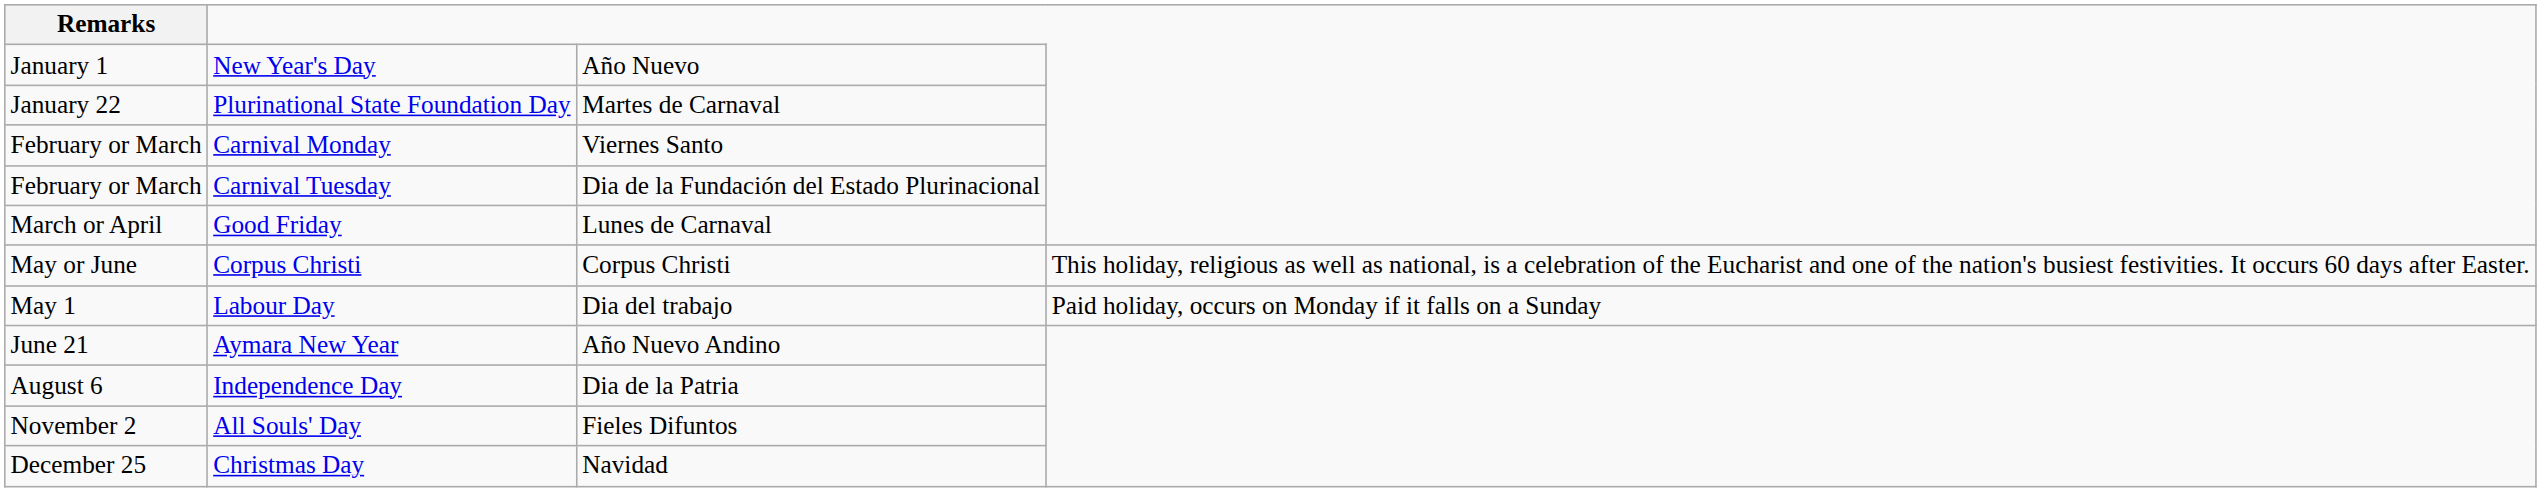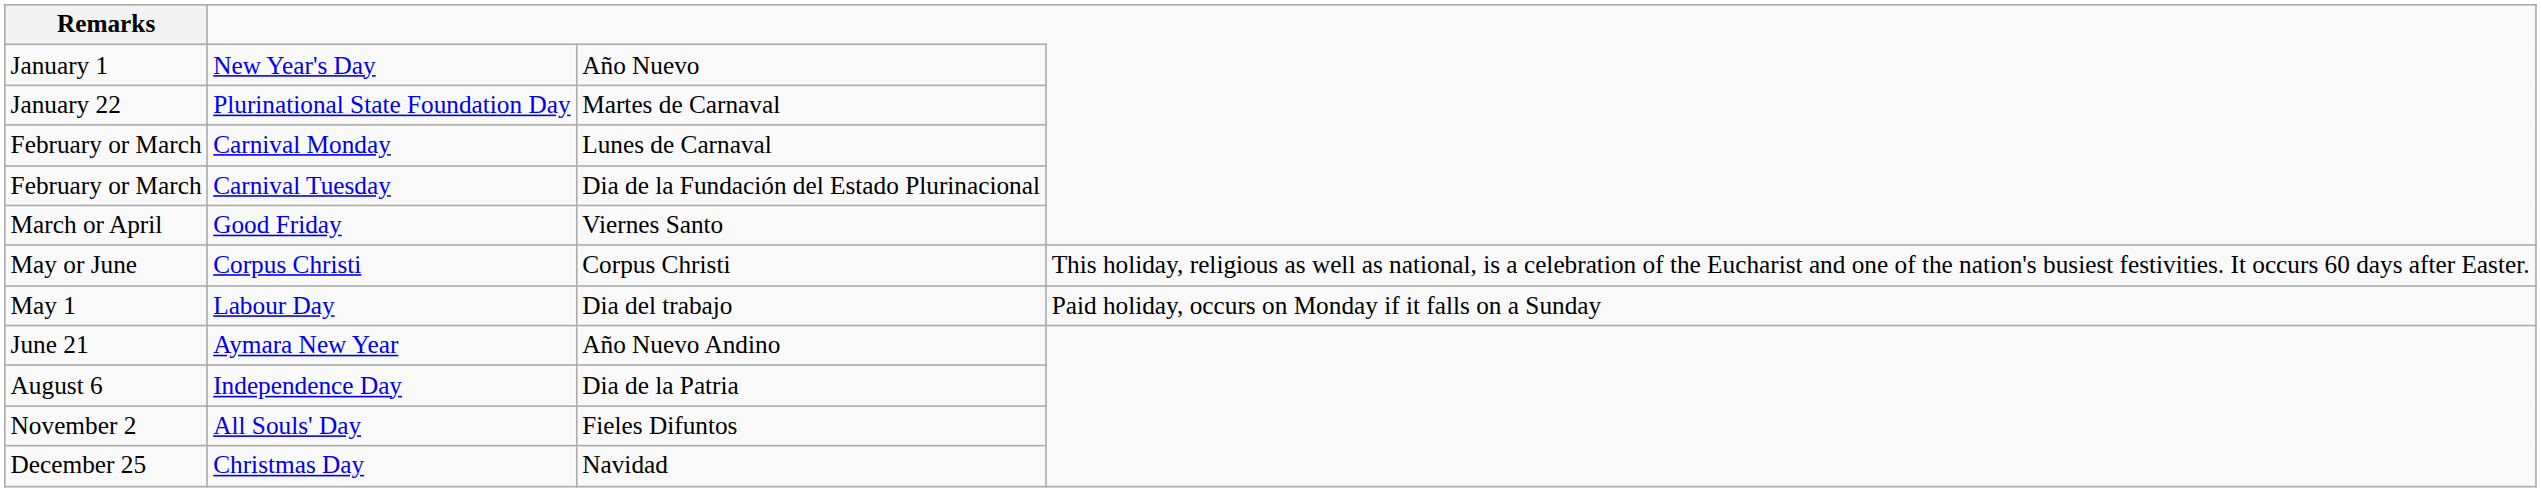(653, 144) Viernes Santo -> (677, 144) Lunes de Carnaval
(677, 225) Lunes de Carnaval -> (653, 225) Viernes Santo
